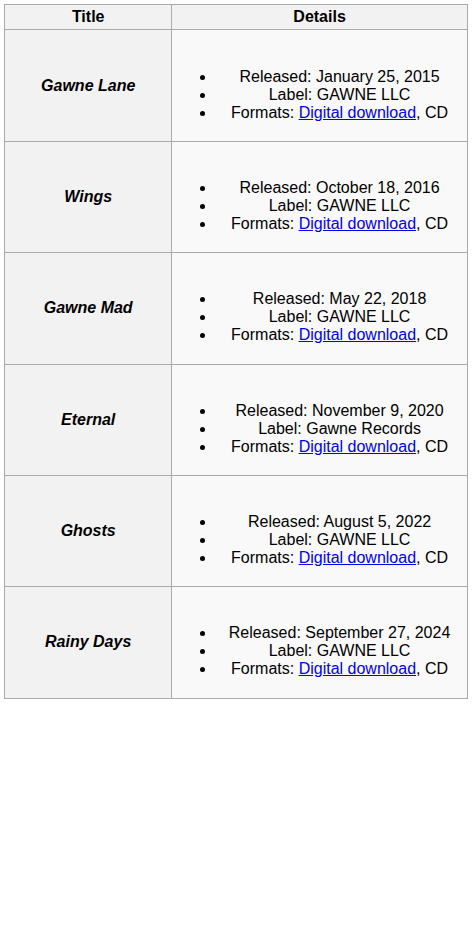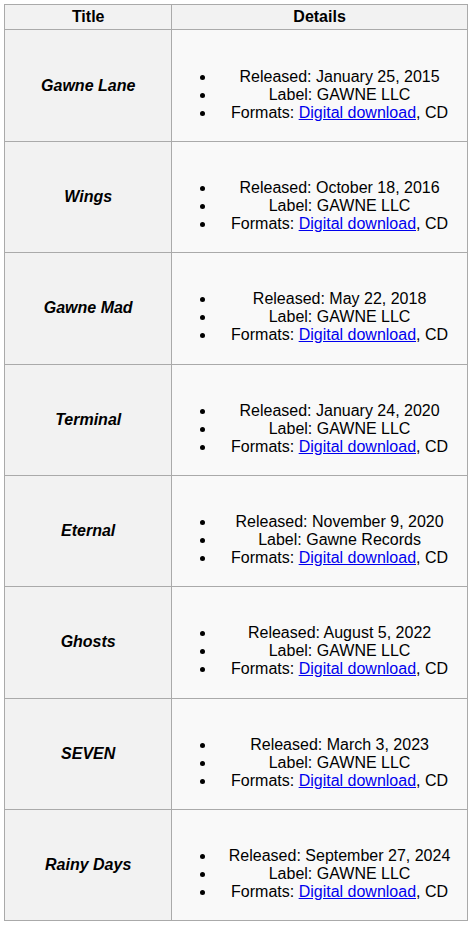+ row: (88, 419)
+ row: (88, 753)
